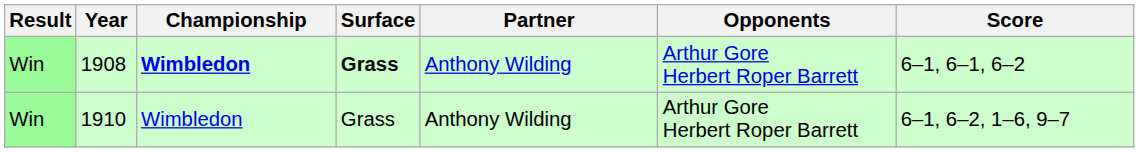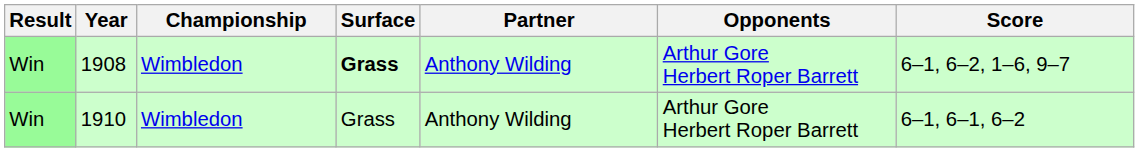(196, 64) bold -> (192, 64) normal
(963, 64) 6–1, 6–1, 6–2 -> (985, 64) 6–1, 6–2, 1–6, 9–7
(985, 119) 6–1, 6–2, 1–6, 9–7 -> (963, 119) 6–1, 6–1, 6–2
